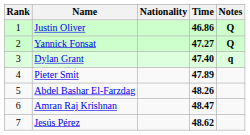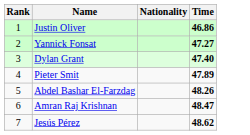- column: (230, 12)
